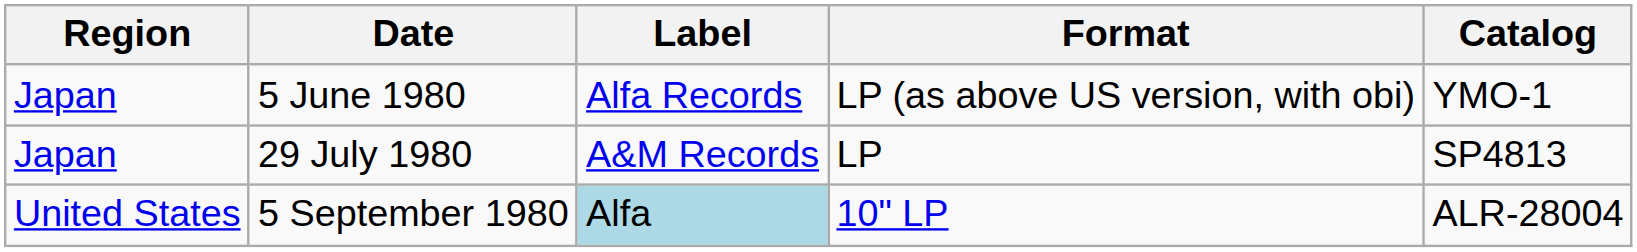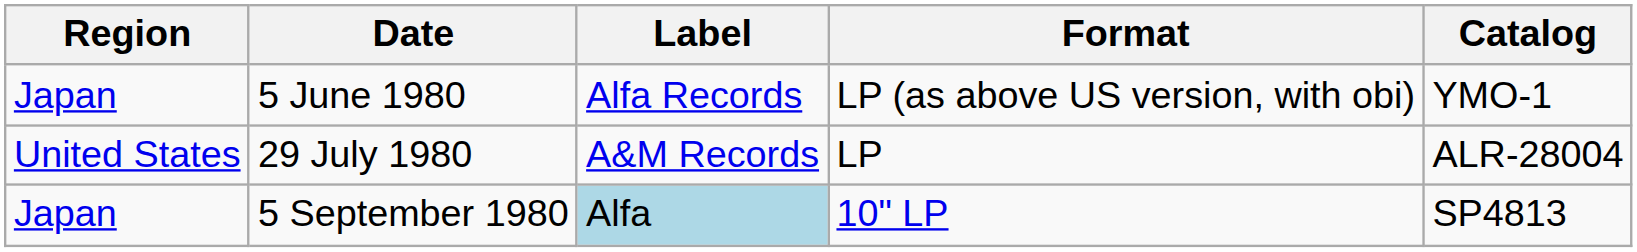(65, 154) Japan -> (127, 154) United States
(1500, 154) SP4813 -> (1528, 154) ALR-28004
(127, 214) United States -> (65, 214) Japan
(1528, 214) ALR-28004 -> (1500, 214) SP4813
